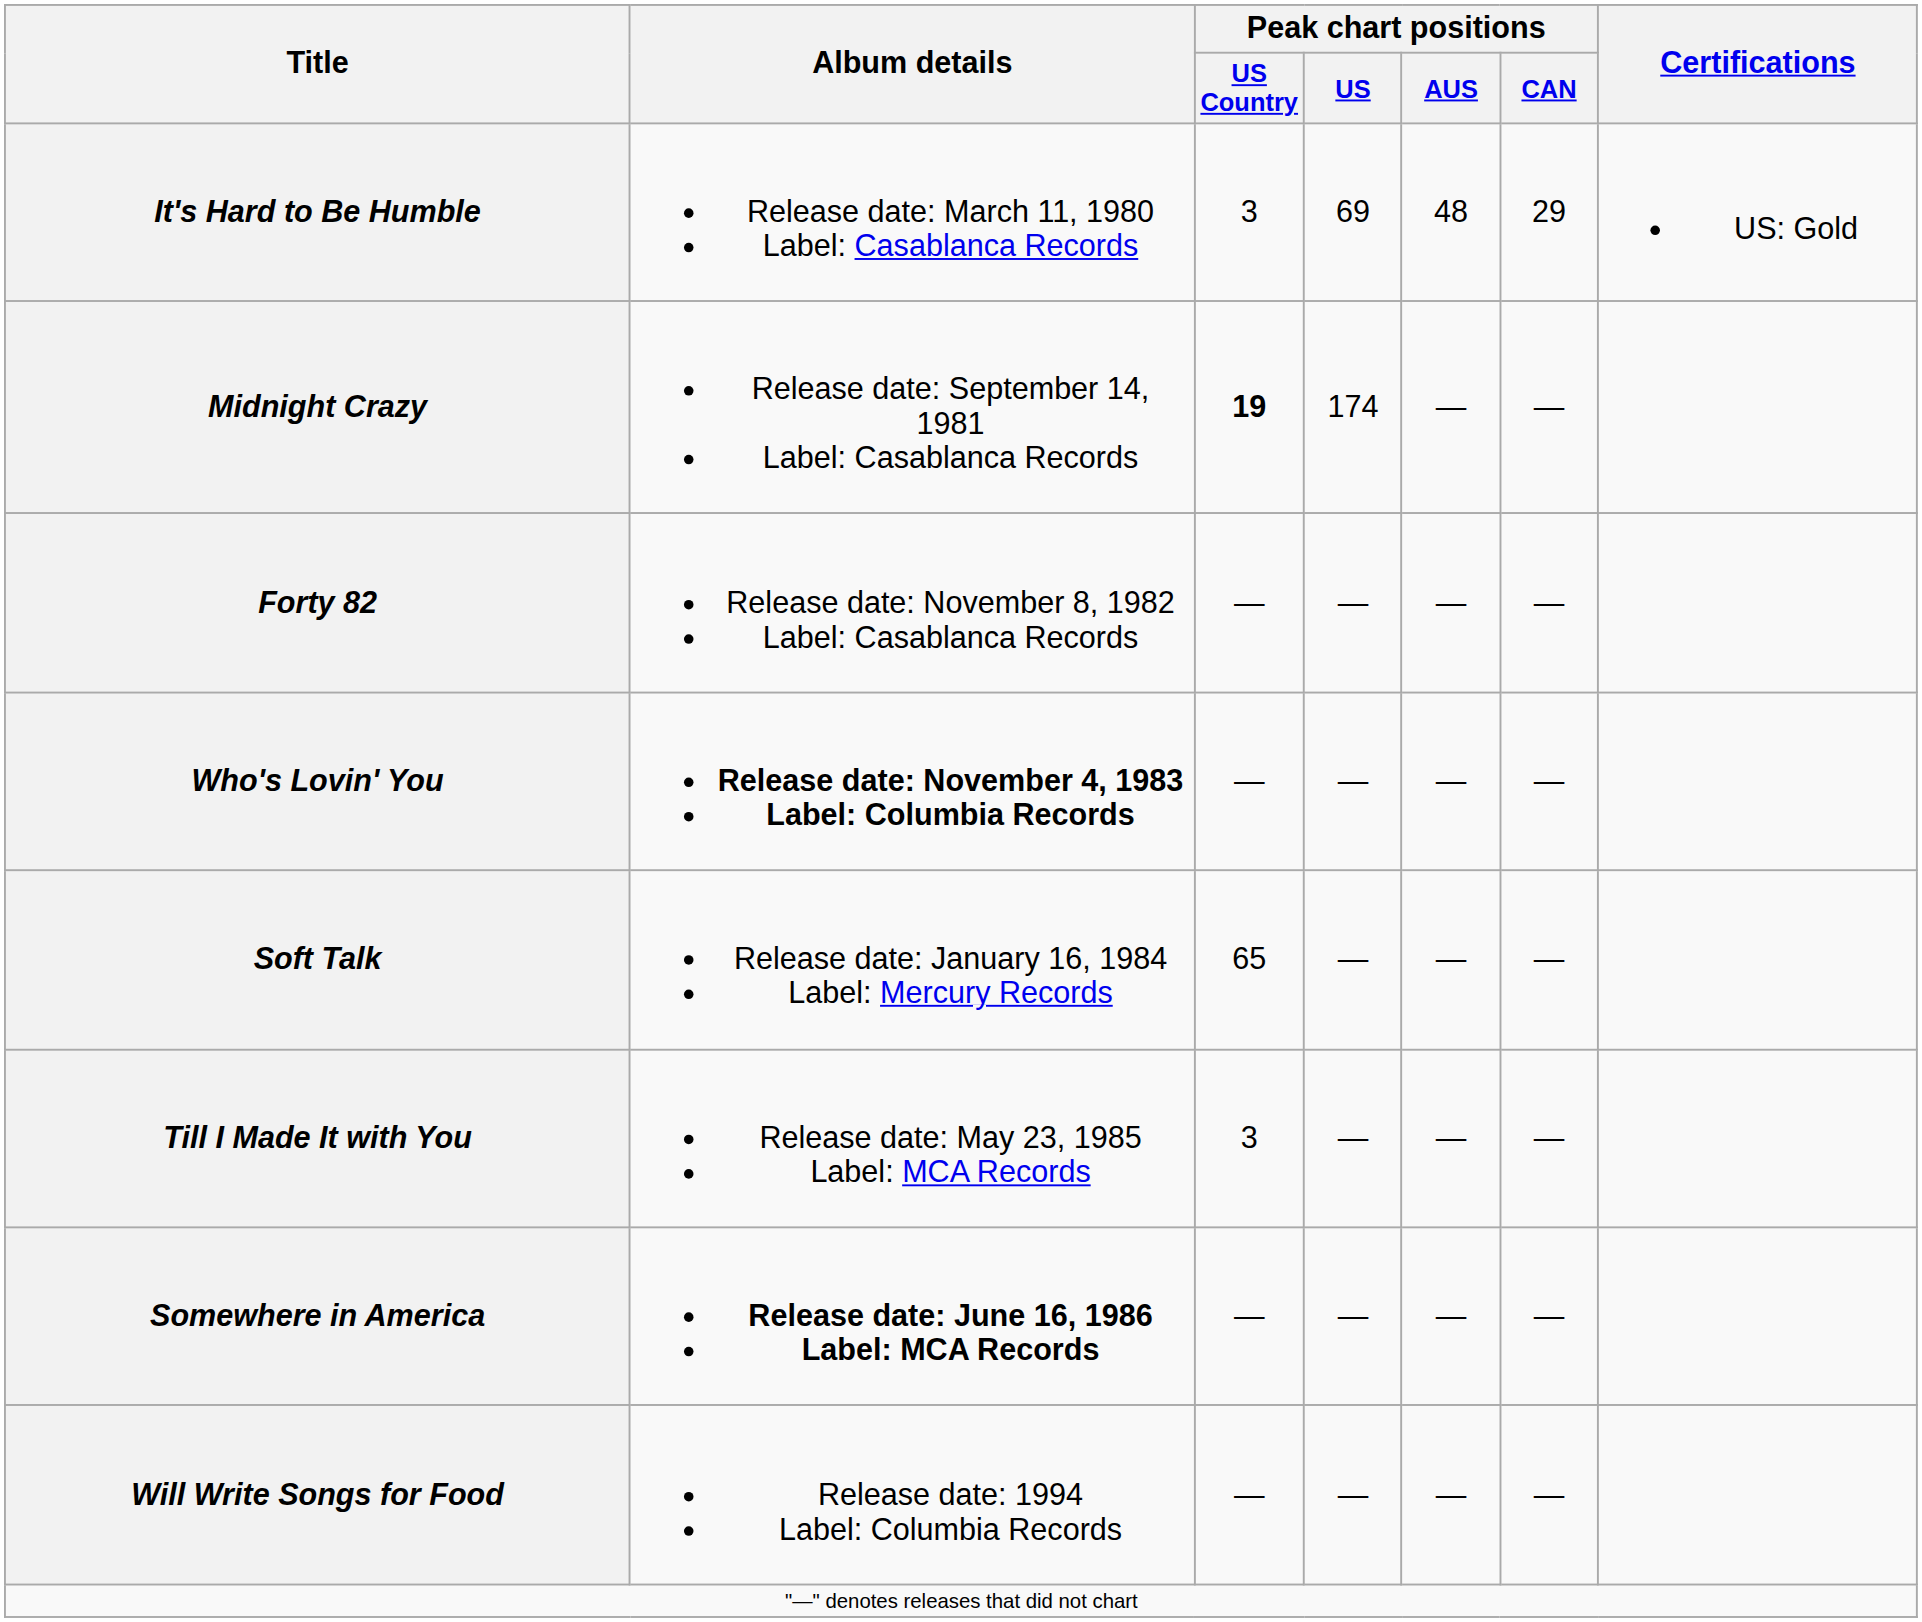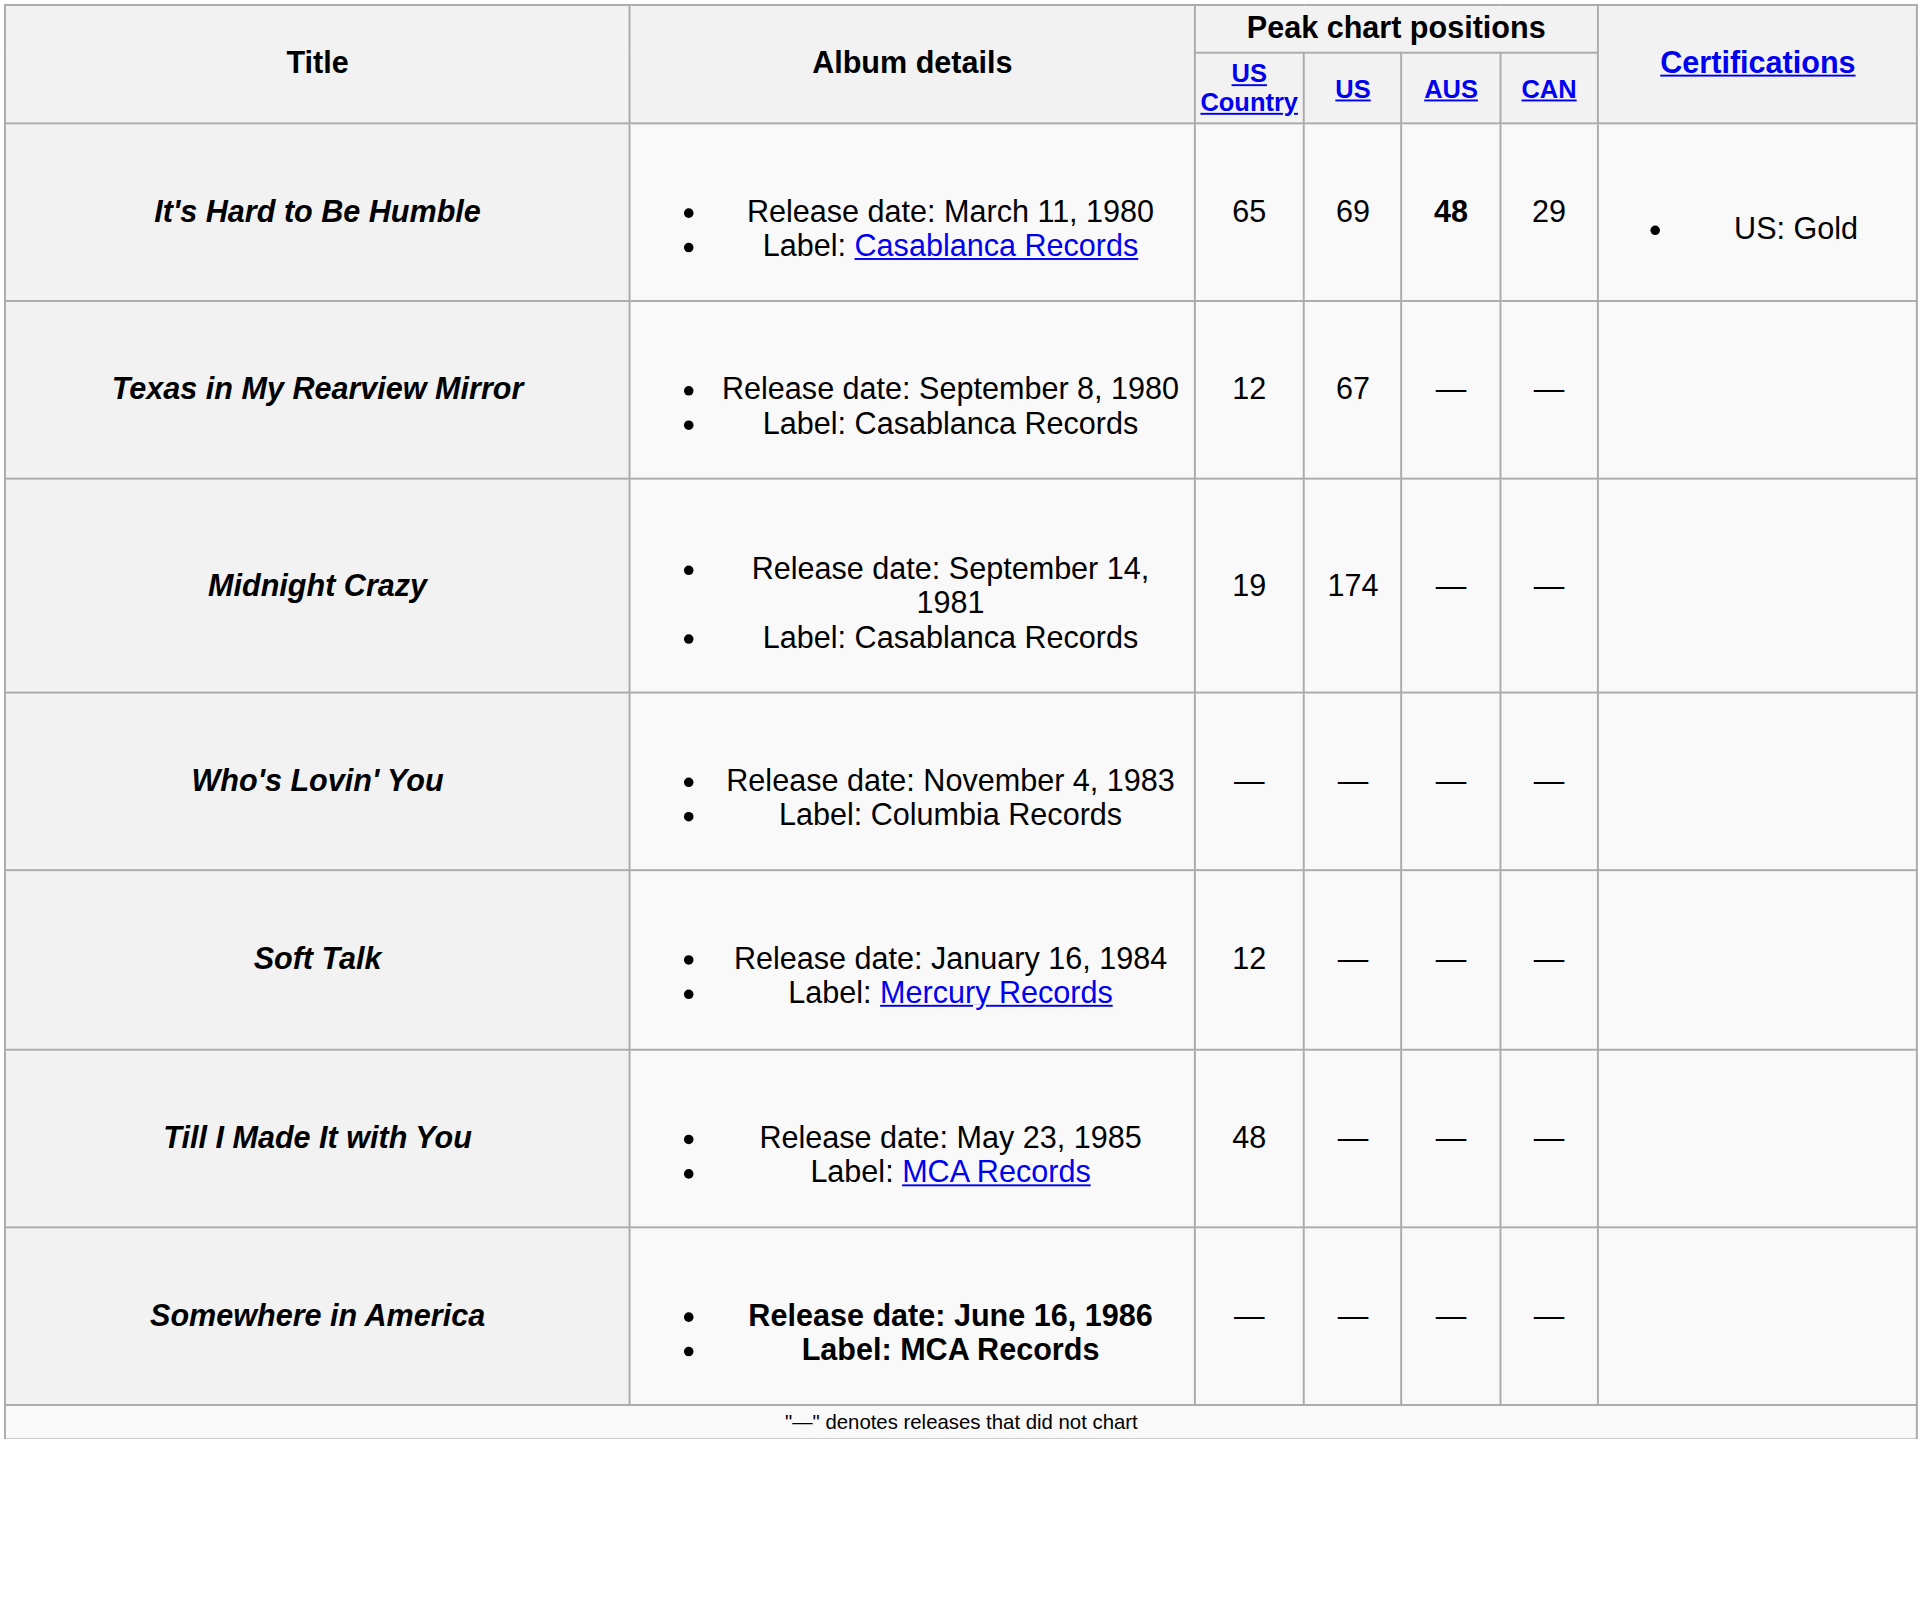(1249, 211) 3 -> (1249, 211) 65
(1451, 211) normal -> (1451, 211) bold
+ row: (318, 389)
(1249, 407) bold -> (1249, 585) normal
- row: (318, 602)
(912, 799) bold -> (912, 799) normal
(1249, 959) 65 -> (1249, 959) 12
(1249, 1137) 3 -> (1249, 1137) 48
- row: (318, 1494)
